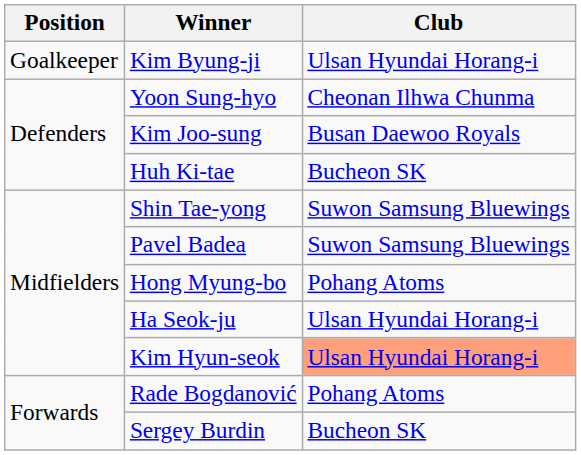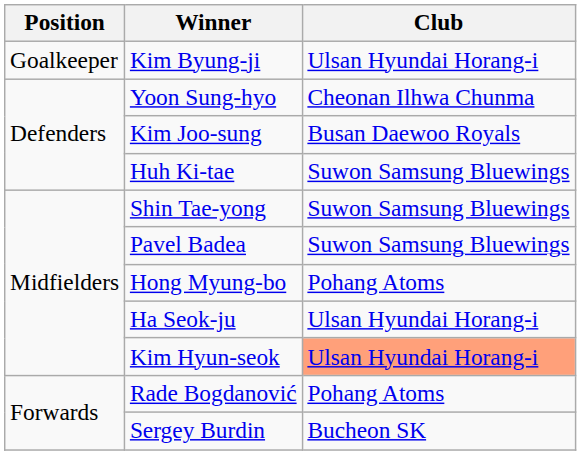(367, 171) Bucheon SK -> (438, 171) Suwon Samsung Bluewings
